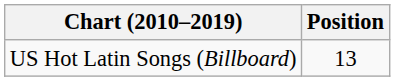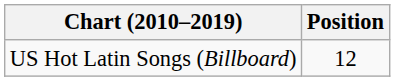(345, 57) 13 -> (345, 57) 12
